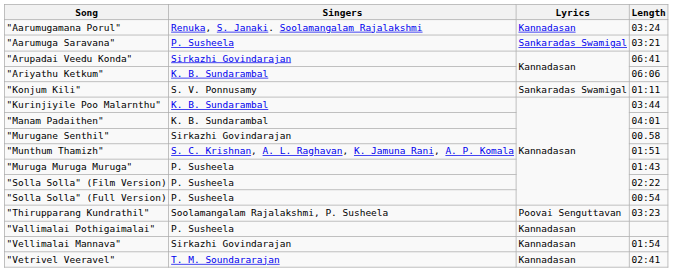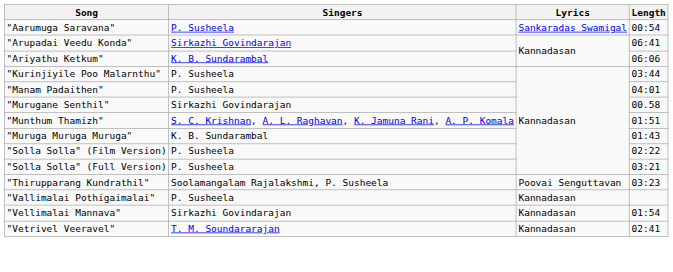- row: (64, 28)
(646, 43) 03:21 -> (646, 28) 00:54
- row: (44, 89)
(220, 105) K. B. Sundarambal -> (203, 74) P. Susheela
(220, 120) K. B. Sundarambal -> (203, 89) P. Susheela
(203, 167) P. Susheela -> (220, 136) K. B. Sundarambal
(646, 198) 00:54 -> (646, 167) 03:21
